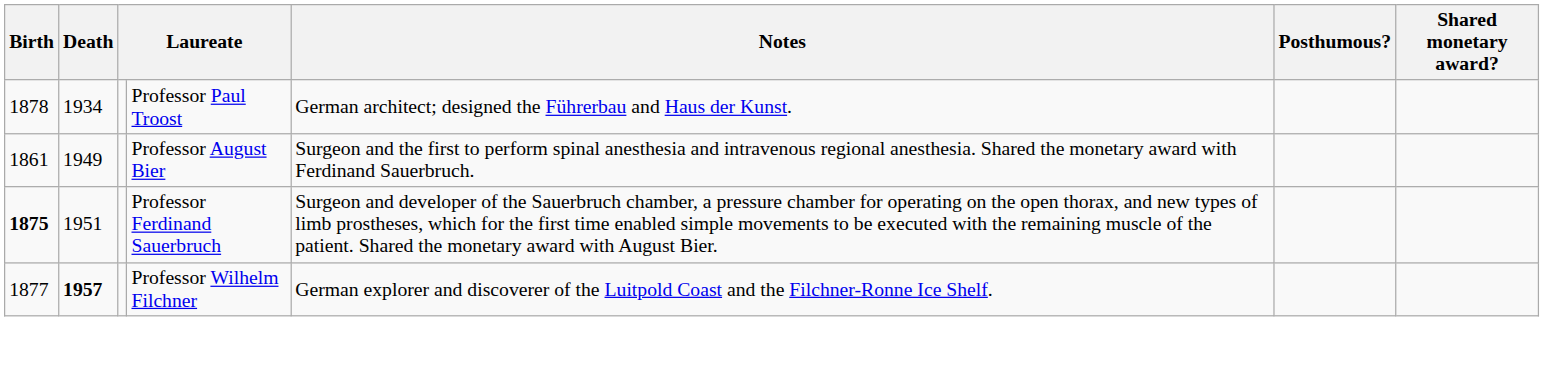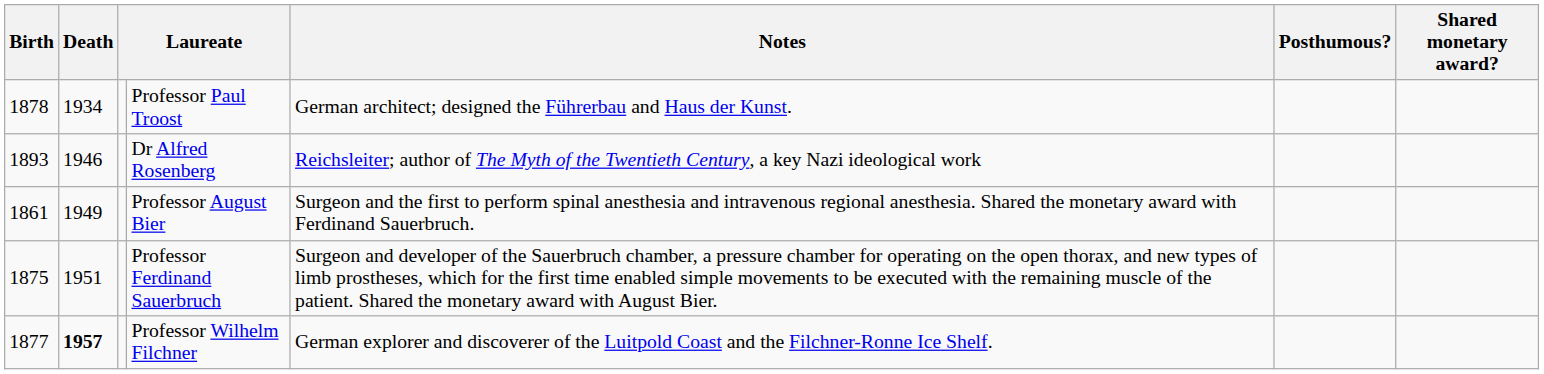+ row: (173, 160)
(29, 224) bold -> (29, 277) normal
